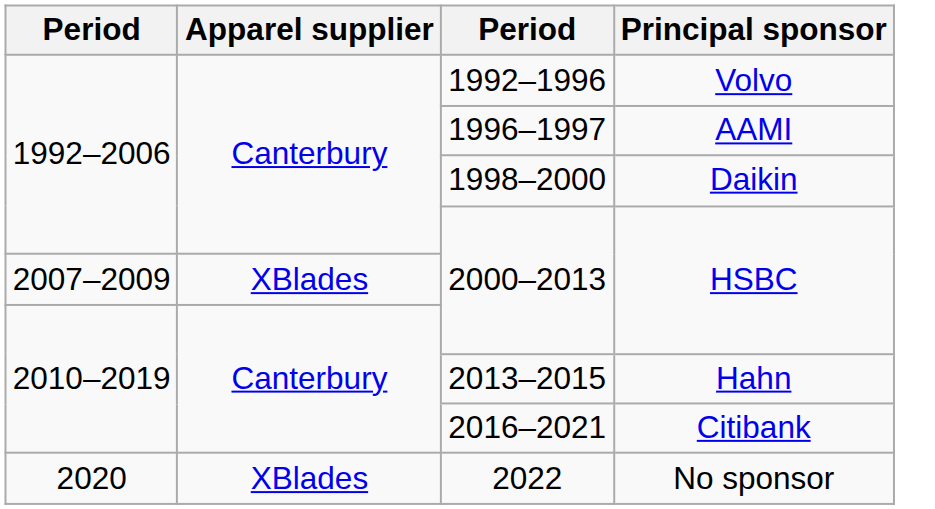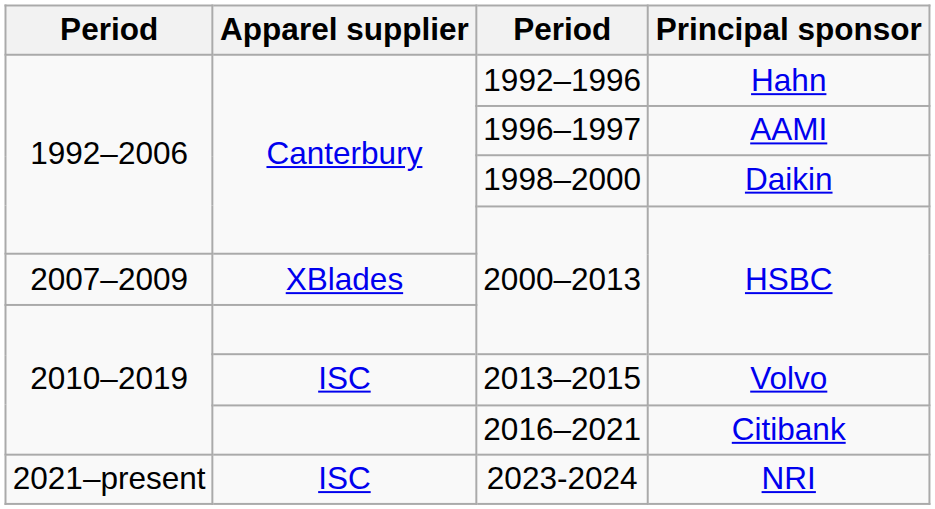(754, 80) Volvo -> (789, 80) Hahn
(309, 377) Canterbury -> (344, 378) ISC
(754, 377) Hahn -> (789, 378) Volvo
- row: (92, 477)
+ row: (109, 478)
